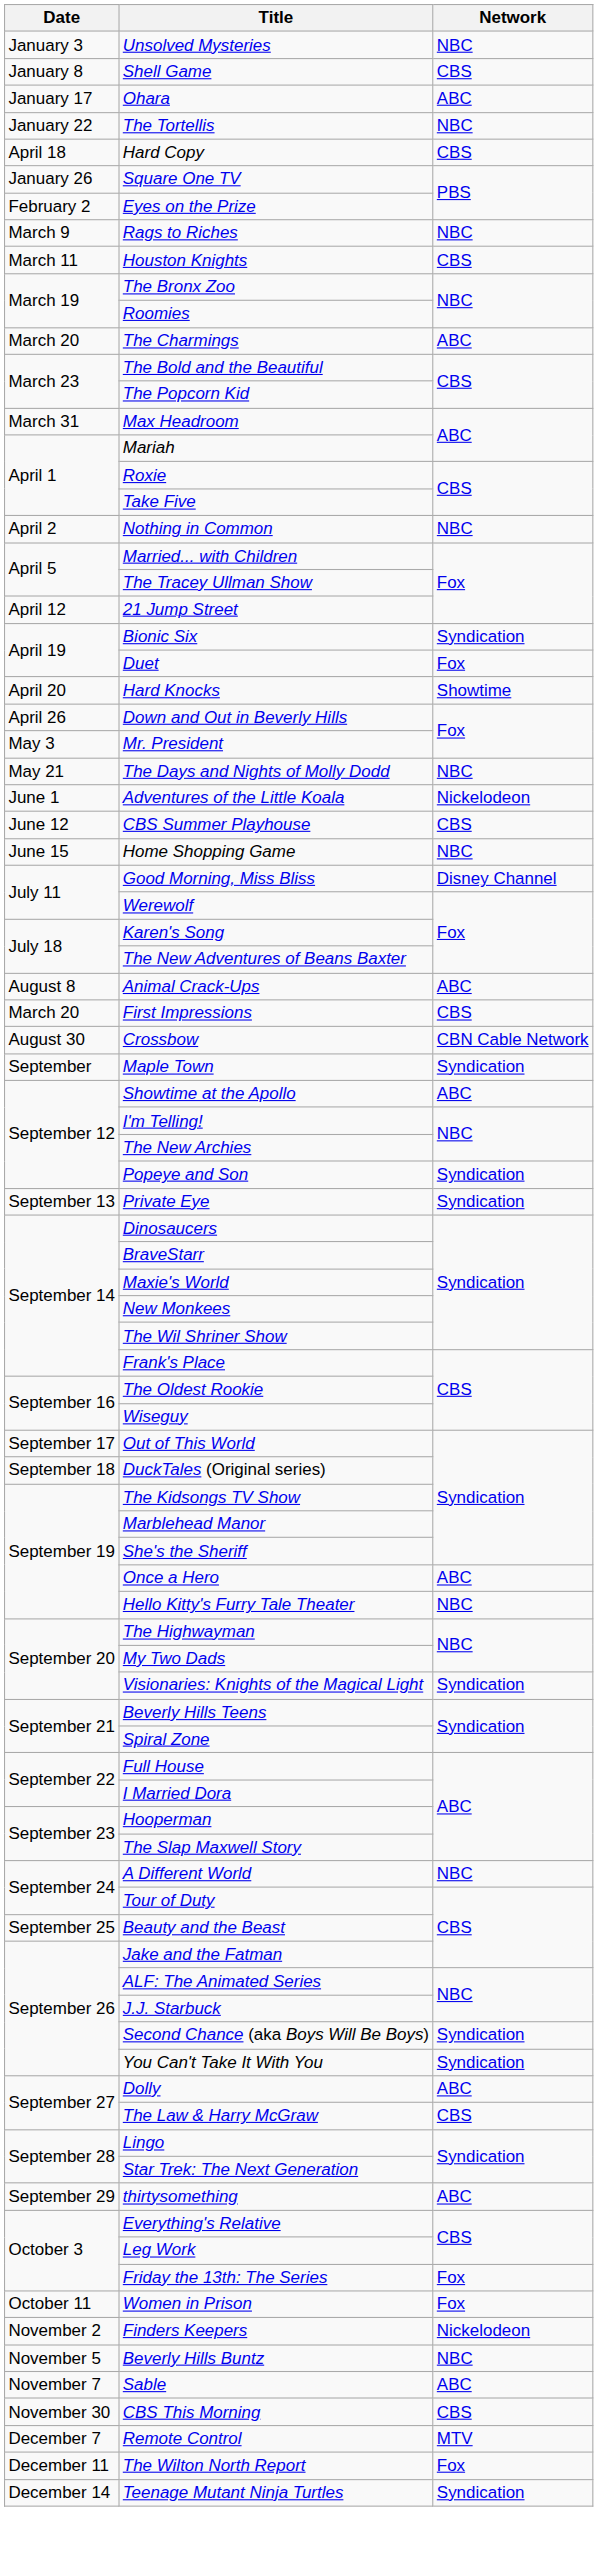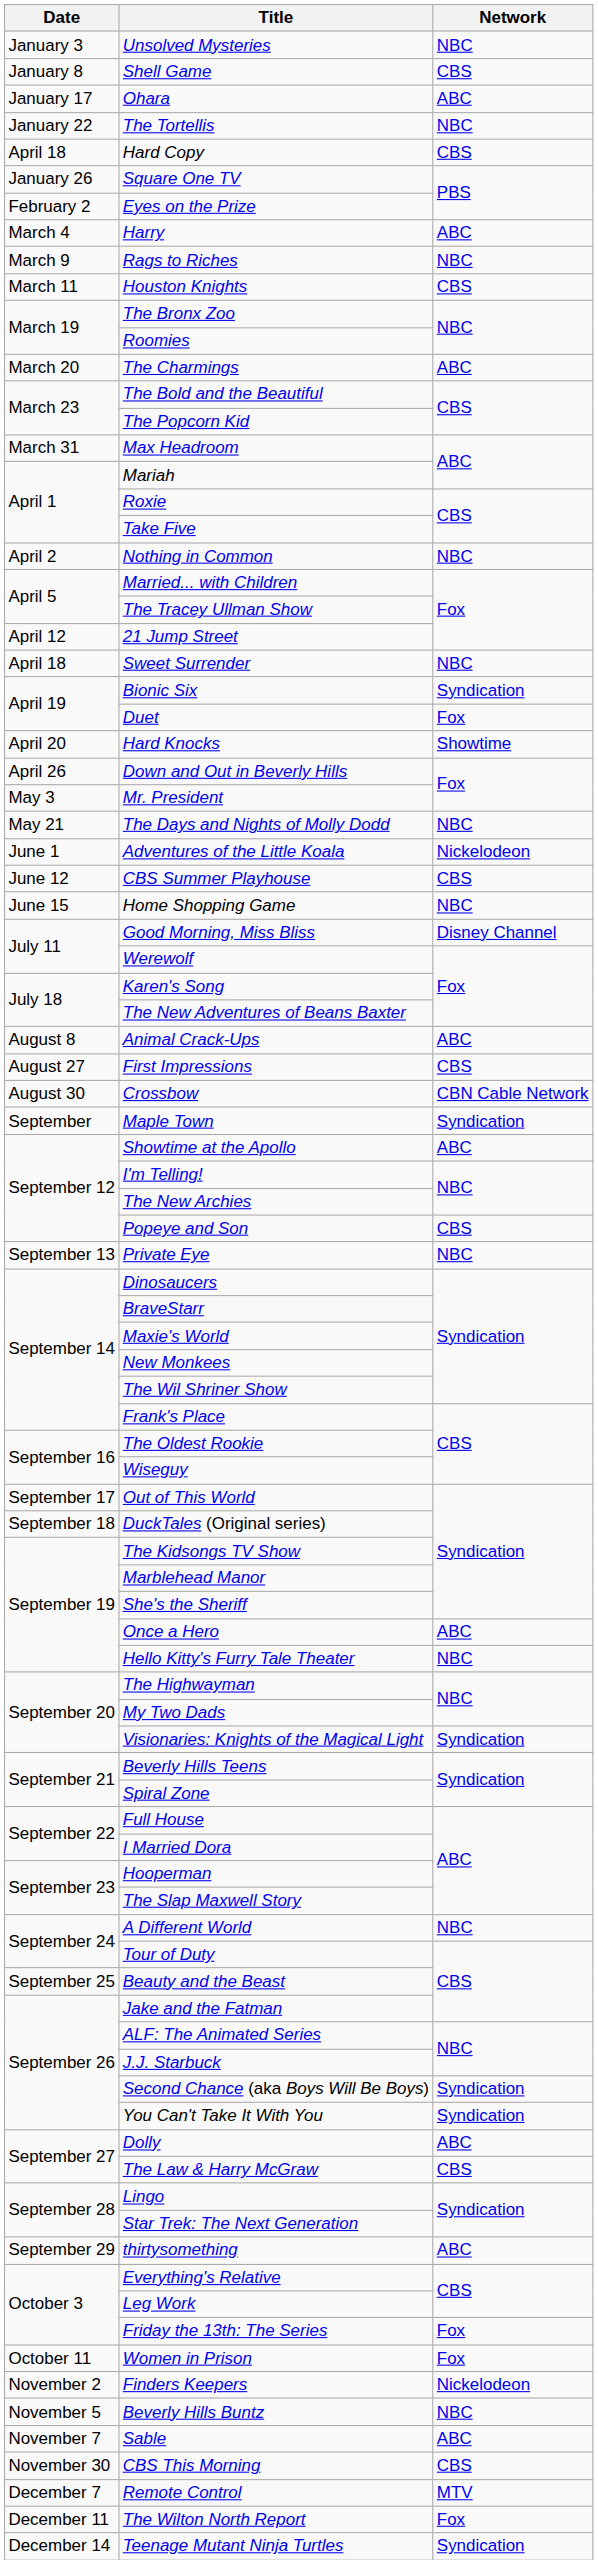+ row: (144, 233)
+ row: (186, 663)
(44, 1013) March 20 -> (47, 1066) August 27
(481, 1174) Syndication -> (454, 1228) CBS
(481, 1201) Syndication -> (455, 1255) NBC
